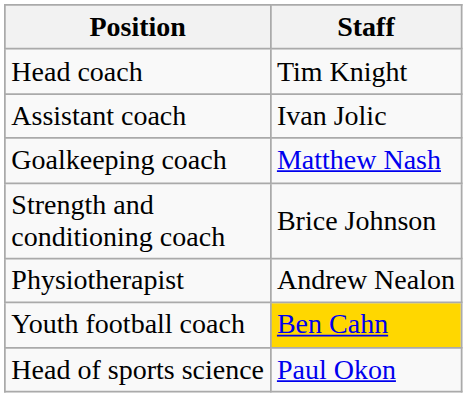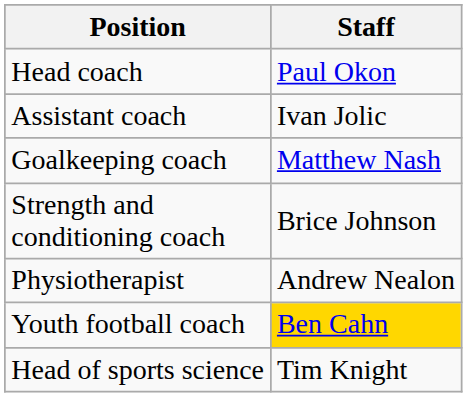(342, 71) Tim Knight -> (336, 71) Paul Okon
(336, 369) Paul Okon -> (342, 369) Tim Knight
